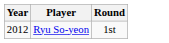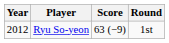+ column: (110, 13)
